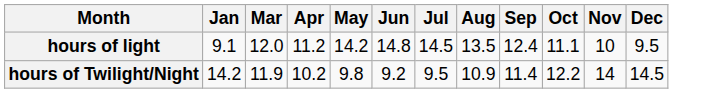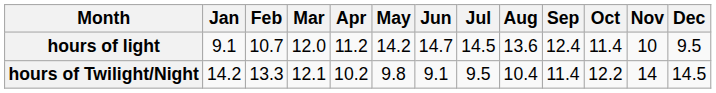+ column: (267, 18)
(394, 46) 14.8 -> (436, 46) 14.7
(478, 46) 13.5 -> (521, 46) 13.6
(563, 46) 11.1 -> (605, 46) 11.4
(267, 74) 11.9 -> (309, 74) 12.1
(394, 74) 9.2 -> (436, 74) 9.1
(478, 74) 10.9 -> (521, 74) 10.4
